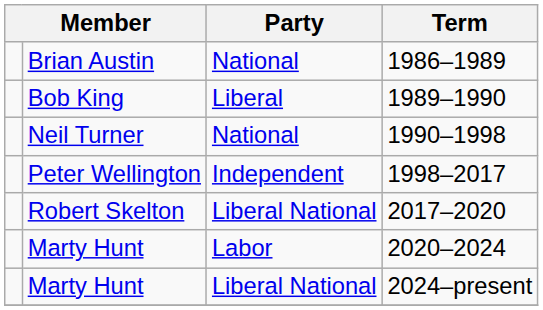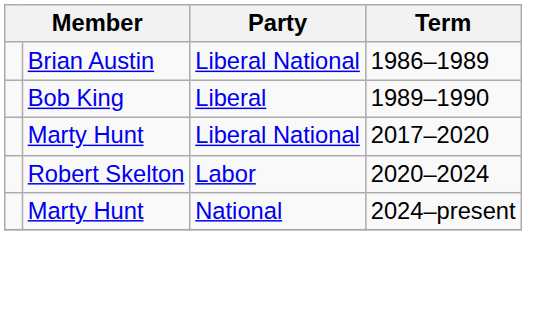(255, 60) National -> (278, 60) Liberal National
- row: (447, 135)
- row: (447, 173)
(106, 211) Robert Skelton -> (86, 135) Marty Hunt
(86, 248) Marty Hunt -> (106, 173) Robert Skelton
(294, 286) Liberal National -> (239, 211) National
